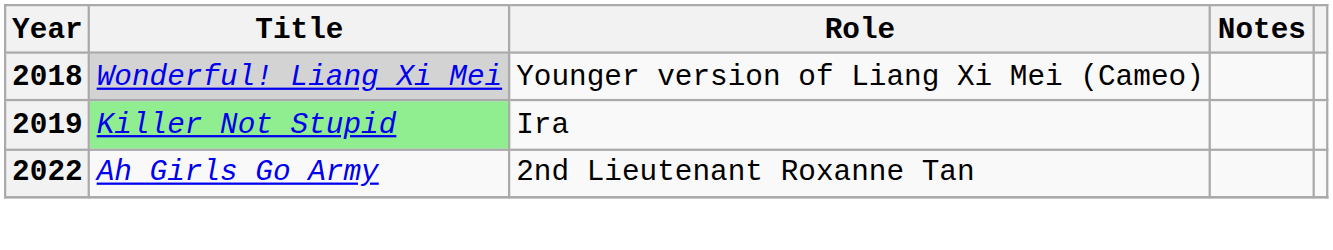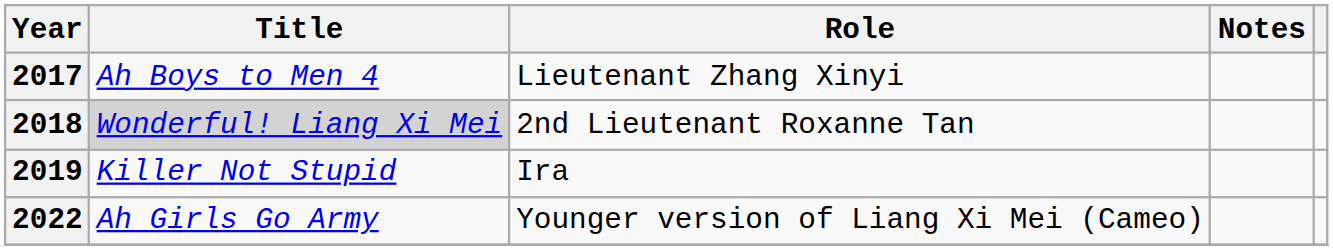+ row: (47, 77)
(860, 77) Younger version of Liang Xi Mei (Cameo) -> (745, 125) 2nd Lieutenant Roxanne Tan
(247, 125) lightgreen background -> (247, 173) no background
(745, 173) 2nd Lieutenant Roxanne Tan -> (860, 221) Younger version of Liang Xi Mei (Cameo)
